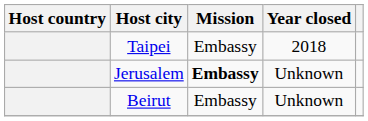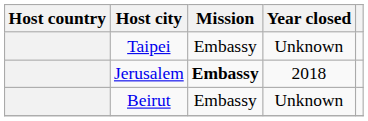(309, 45) 2018 -> (309, 45) Unknown
(309, 73) Unknown -> (309, 73) 2018
